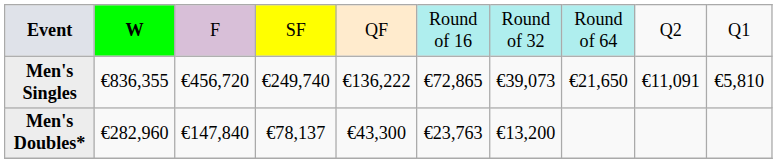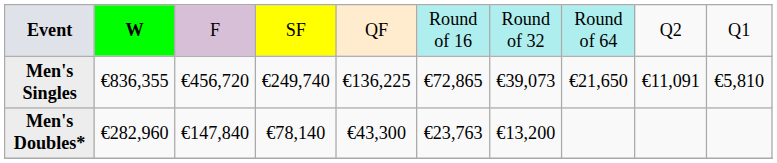(376, 81) €136,222 -> (376, 81) €136,225
(296, 133) €78,137 -> (296, 133) €78,140
